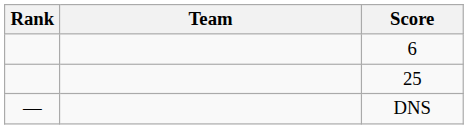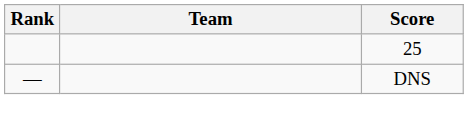- row: (412, 49)
